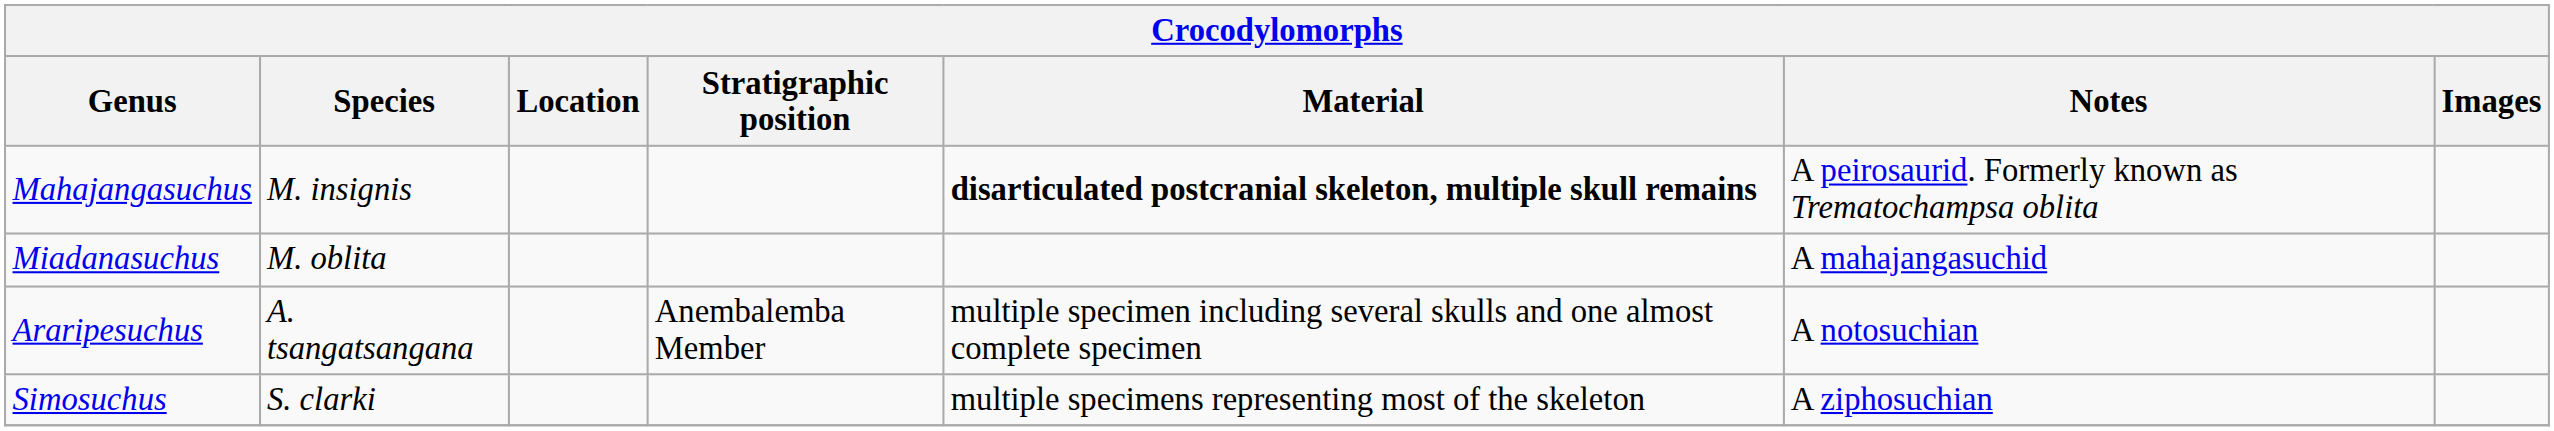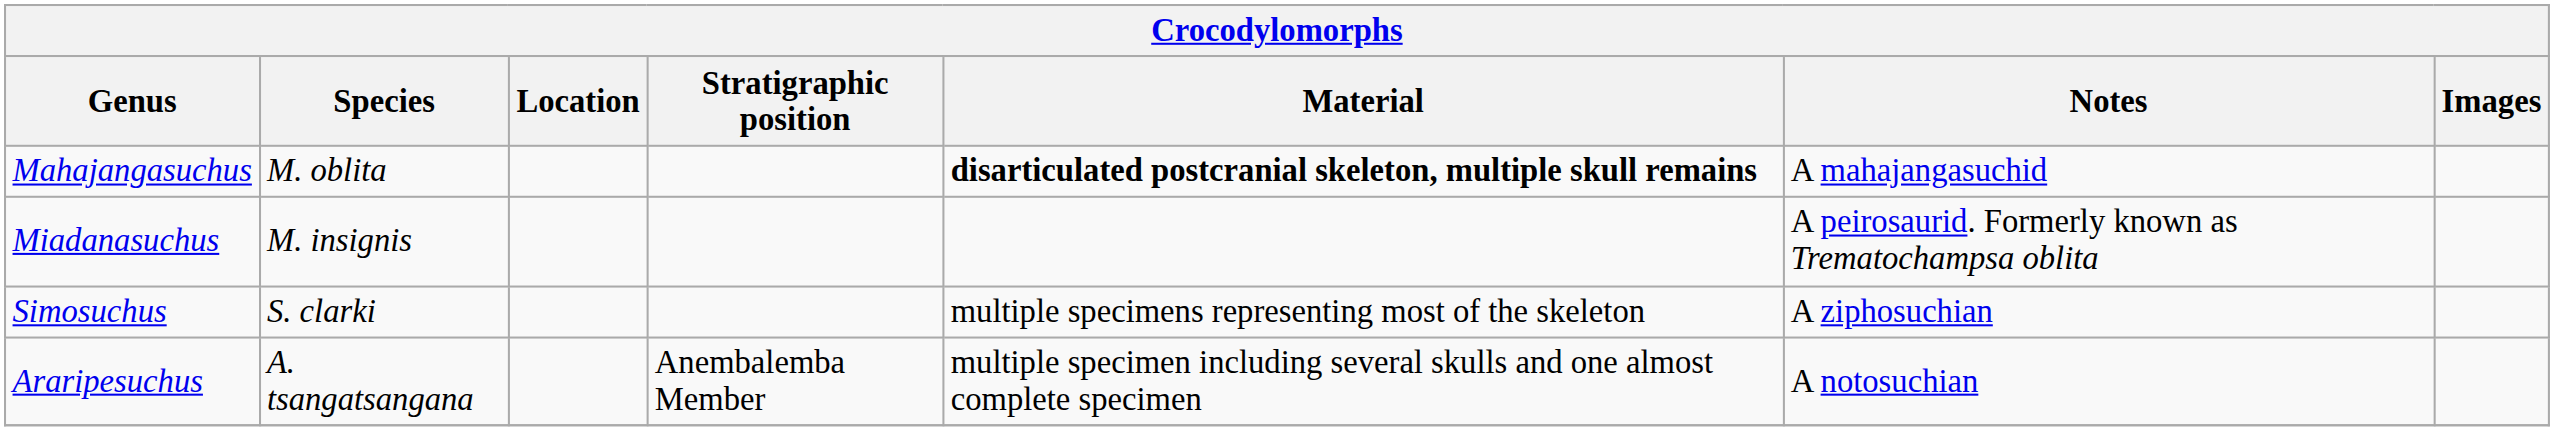(339, 188) M. insignis -> (327, 170) M. oblita
(2014, 188) A peirosaurid. Formerly known as Trematochampsa oblita -> (1919, 170) A mahajangasuchid
(327, 259) M. oblita -> (339, 240) M. insignis
(1919, 259) A mahajangasuchid -> (2014, 240) A peirosaurid. Formerly known as Trematochampsa oblita
rows swapped: (90, 399) <-> (108, 329)
